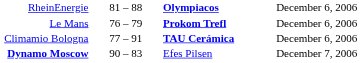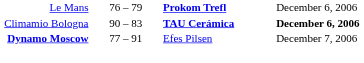- row: (58, 8)
(126, 38) 77 – 91 -> (126, 23) 90 – 83
(317, 38) normal -> (318, 23) bold
(126, 53) 90 – 83 -> (126, 38) 77 – 91
